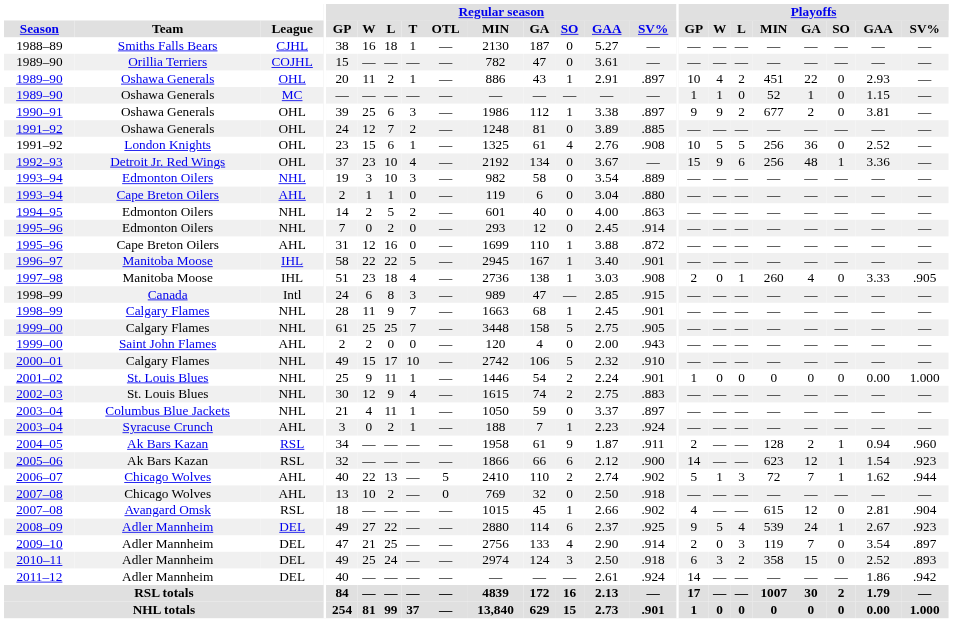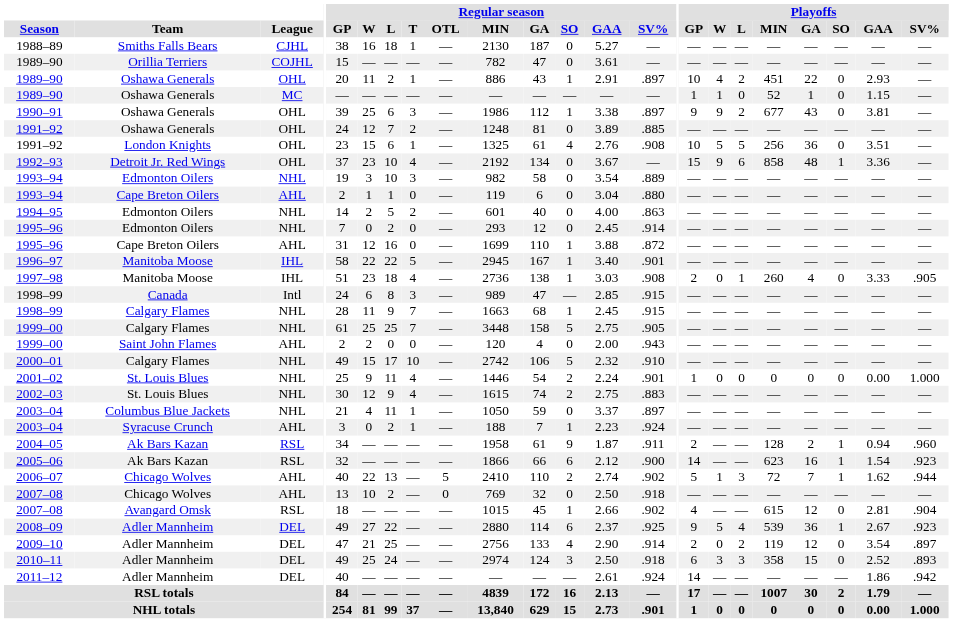(811, 111) 2 -> (811, 111) 43
(878, 145) 2.52 -> (878, 145) 3.51
(774, 161) 256 -> (774, 161) 858
(653, 311) .901 -> (653, 311) .915
(413, 377) 1 -> (413, 377) 4
(811, 460) 12 -> (811, 460) 16
(811, 526) 24 -> (811, 526) 36
(741, 543) 3 -> (741, 543) 2
(811, 543) 7 -> (811, 543) 12
(741, 560) 2 -> (741, 560) 3
